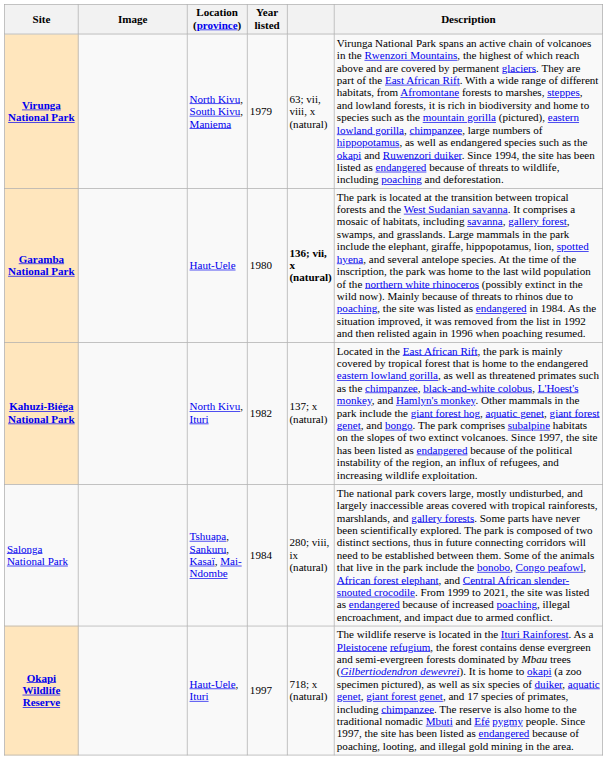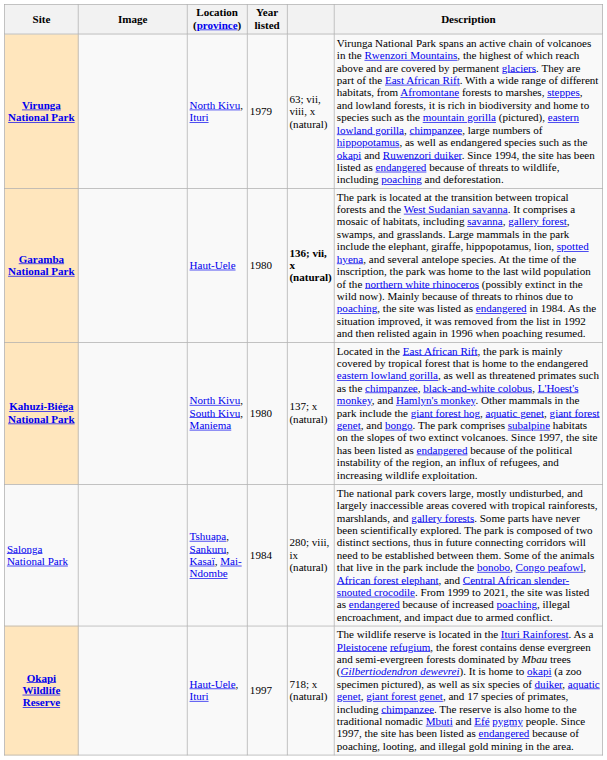(216, 111) North Kivu, South Kivu, Maniema -> (216, 111) North Kivu, Ituri
(216, 413) North Kivu, Ituri -> (216, 413) North Kivu, South Kivu, Maniema
(261, 413) 1982 -> (261, 413) 1980
